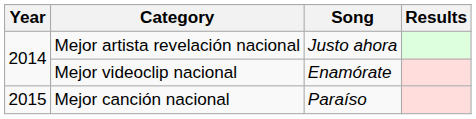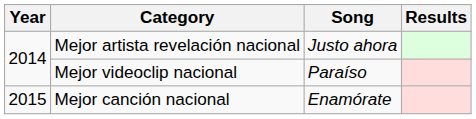(350, 72) Enamórate -> (337, 72) Paraíso
(337, 99) Paraíso -> (350, 99) Enamórate
